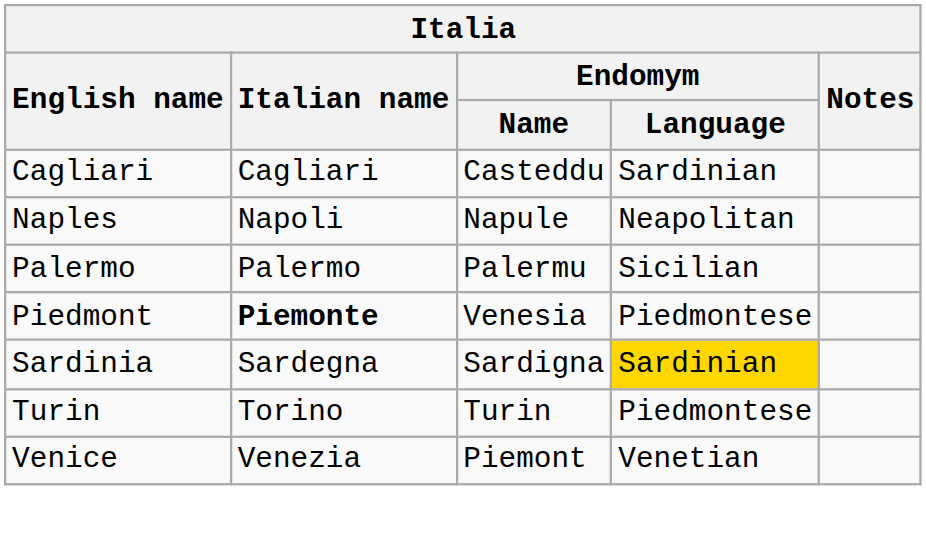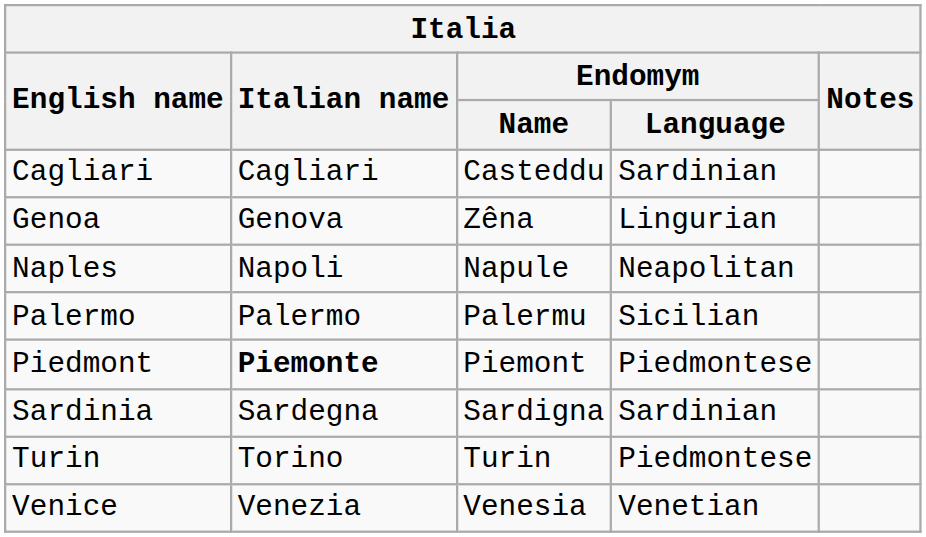+ row: (56, 221)
(525, 316) Venesia -> (525, 364) Piemont
(698, 364) gold background -> (698, 412) no background
(525, 460) Piemont -> (525, 508) Venesia
